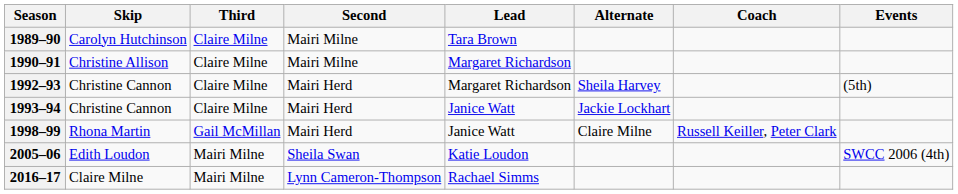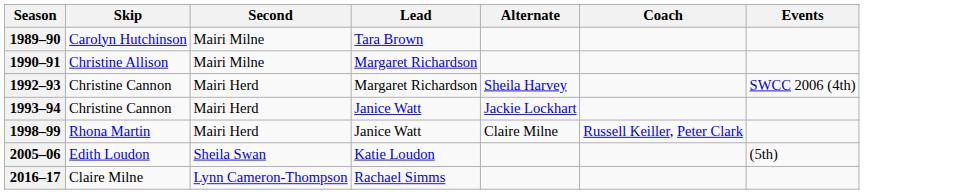- column: (237, 16)
(857, 85) (5th) -> (803, 85) SWCC 2006 (4th)
(896, 154) SWCC 2006 (4th) -> (764, 154) (5th)
